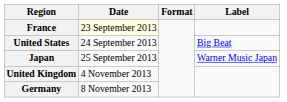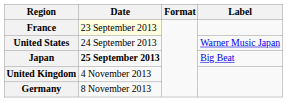(214, 43) Big Beat -> (240, 43) Warner Music Japan
(119, 58) normal -> (120, 58) bold
(237, 58) Warner Music Japan -> (217, 58) Big Beat
